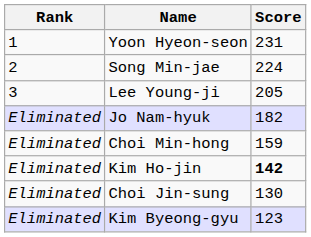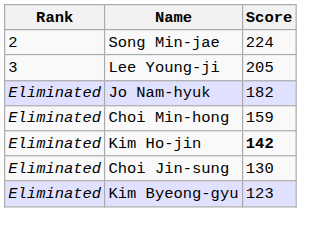- row: (178, 42)
